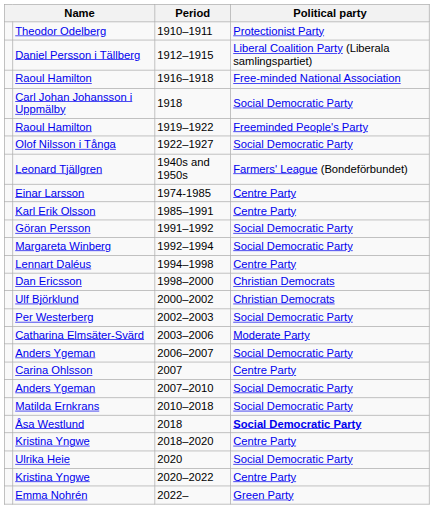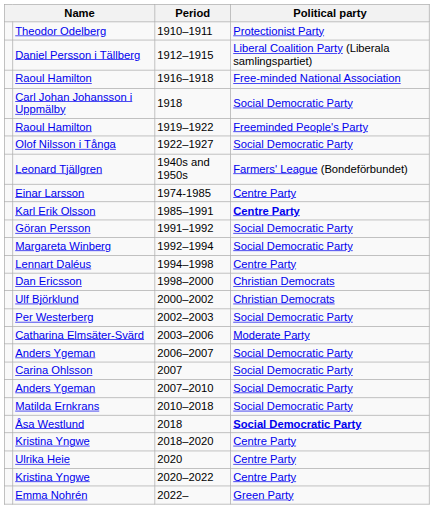(265, 211) normal -> (267, 211) bold
(265, 370) Centre Party -> (293, 370) Social Democratic Party
(293, 459) Social Democratic Party -> (265, 459) Centre Party
